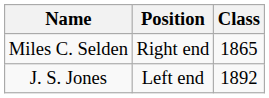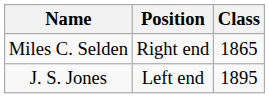(239, 78) 1892 -> (239, 78) 1895
